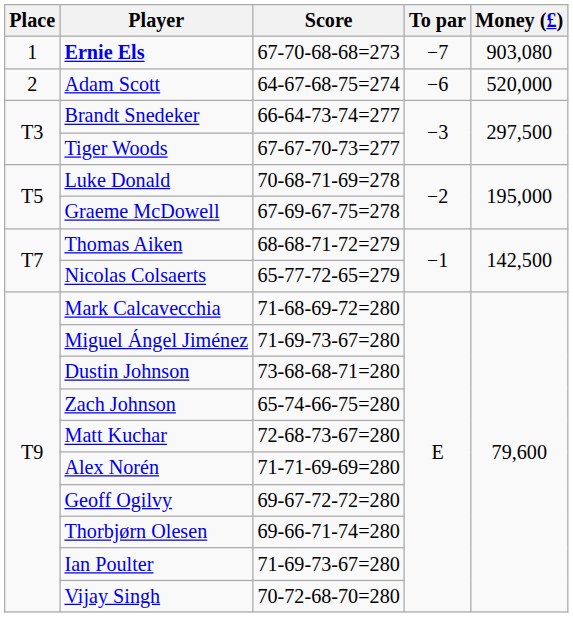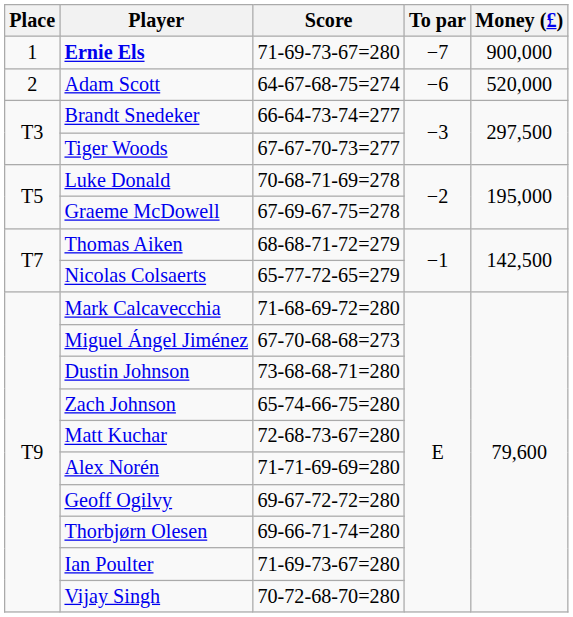(329, 52) 67-70-68-68=273 -> (329, 52) 71-69-73-67=280
(519, 52) 903,080 -> (519, 52) 900,000
(329, 340) 71-69-73-67=280 -> (329, 340) 67-70-68-68=273
